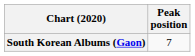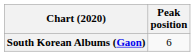(169, 42) 7 -> (169, 42) 6
